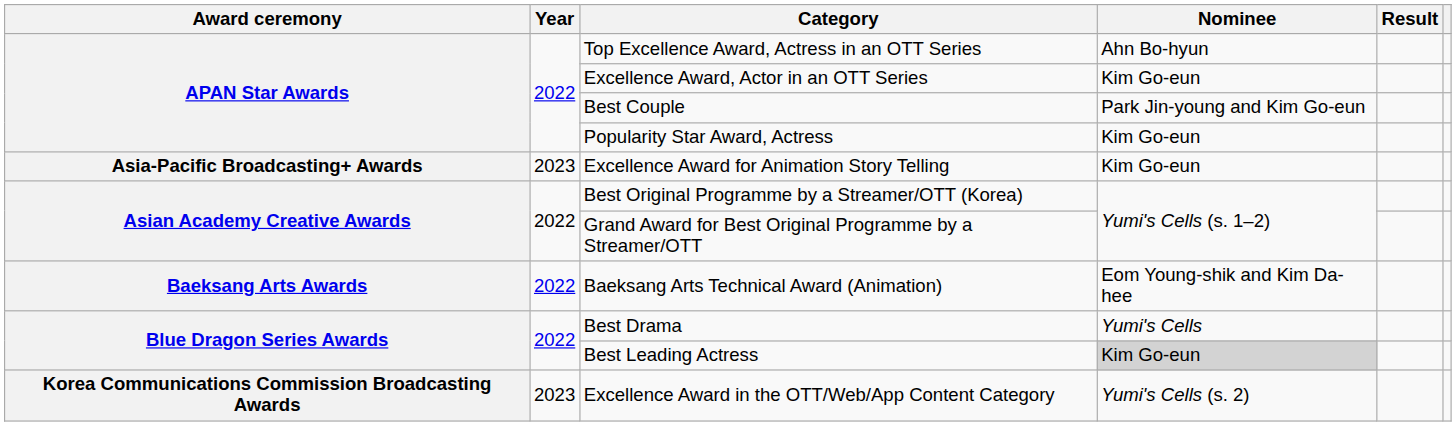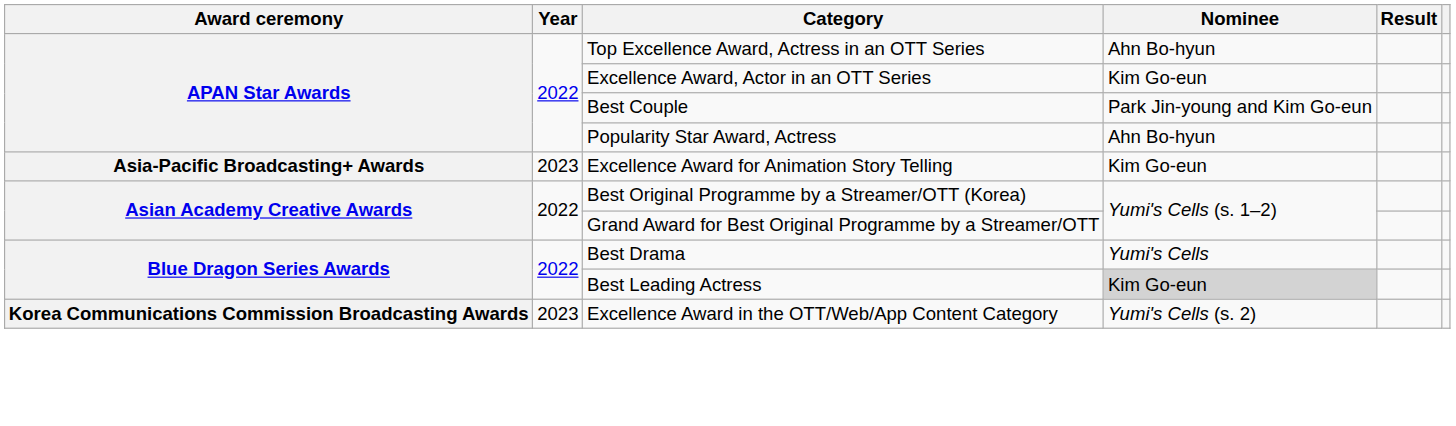(1151, 136) Kim Go-eun -> (1162, 136) Ahn Bo-hyun
- row: (763, 286)
